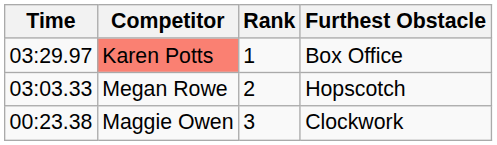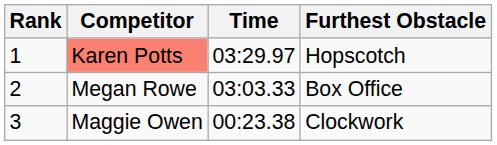columns swapped: (269, 21) <-> (51, 21)
(354, 55) Box Office -> (355, 55) Hopscotch
(355, 88) Hopscotch -> (354, 88) Box Office
